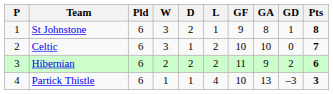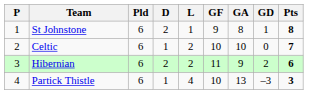- column: (166, 13)
